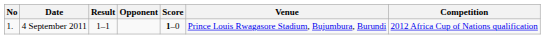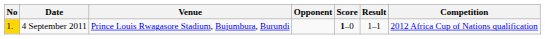columns swapped: (287, 11) <-> (103, 11)
(10, 26) no background -> (10, 26) gold background
